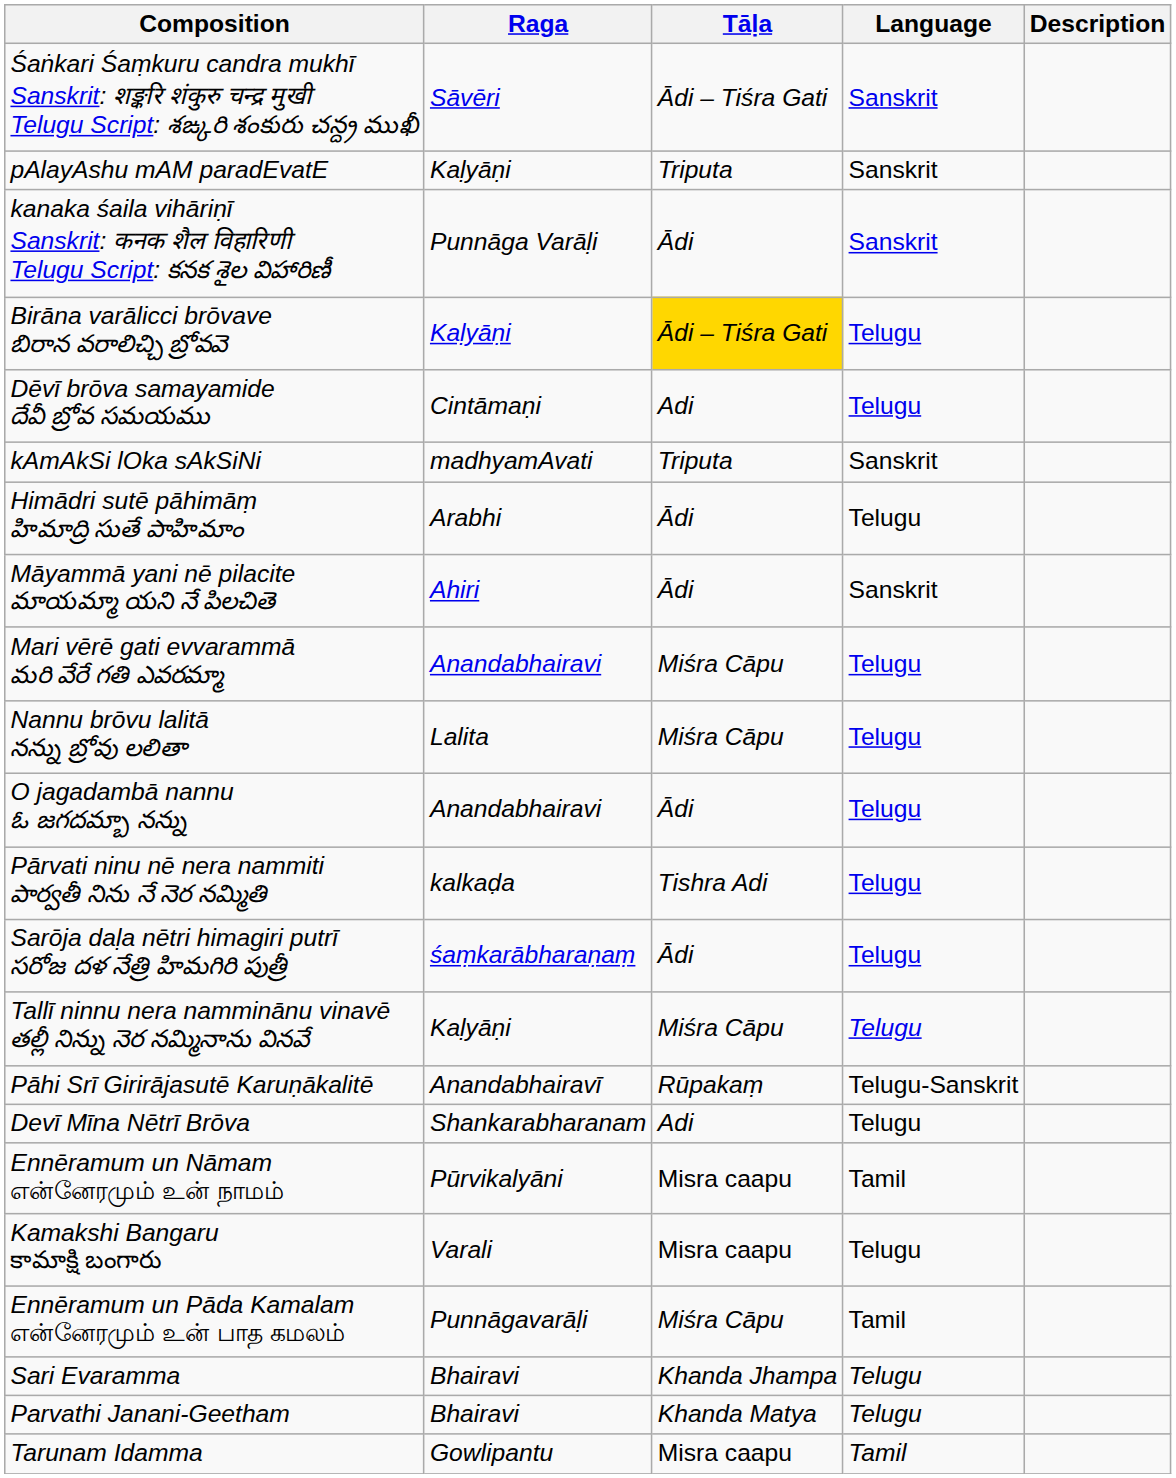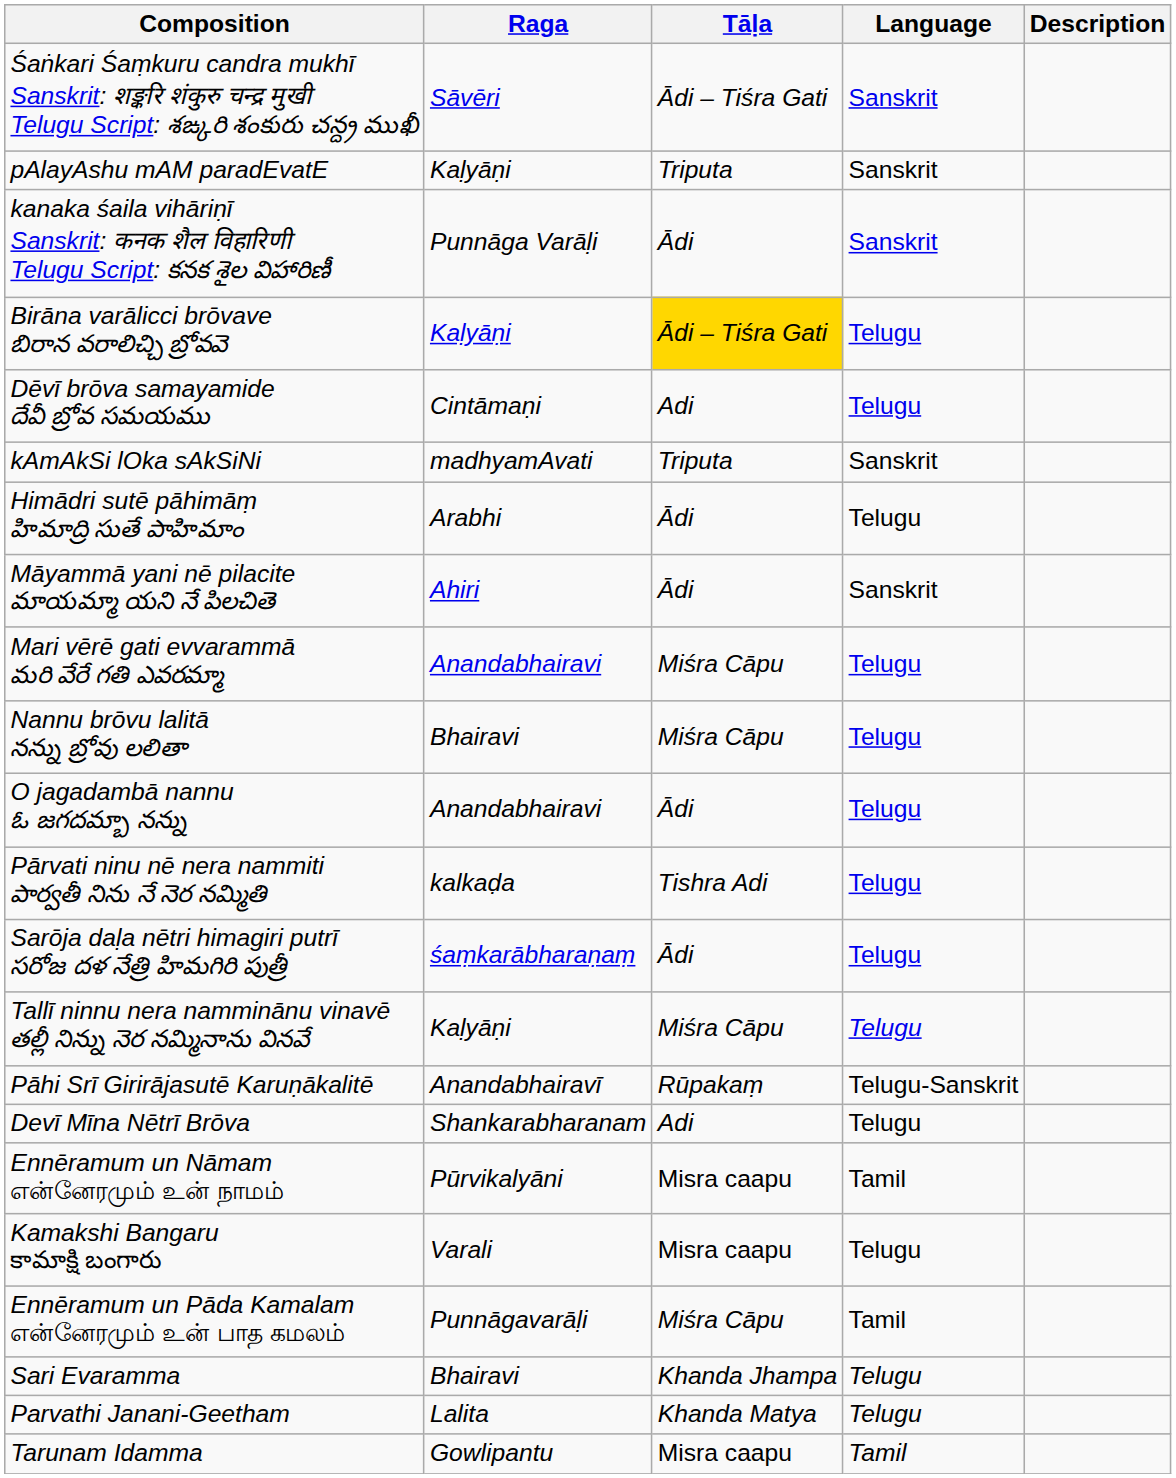(459, 736) Lalita -> (474, 736) Bhairavi
(474, 1414) Bhairavi -> (459, 1414) Lalita
